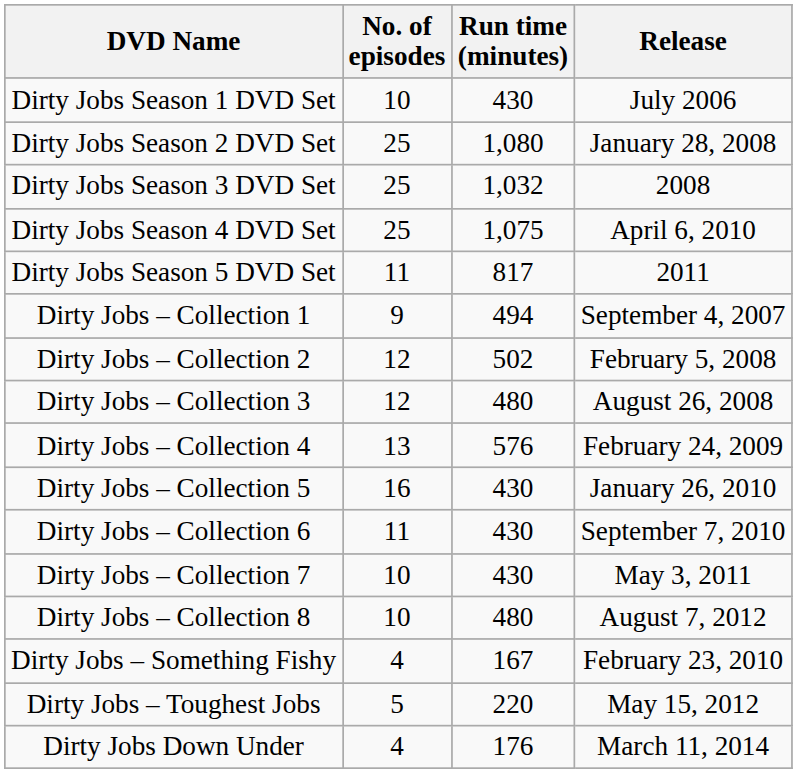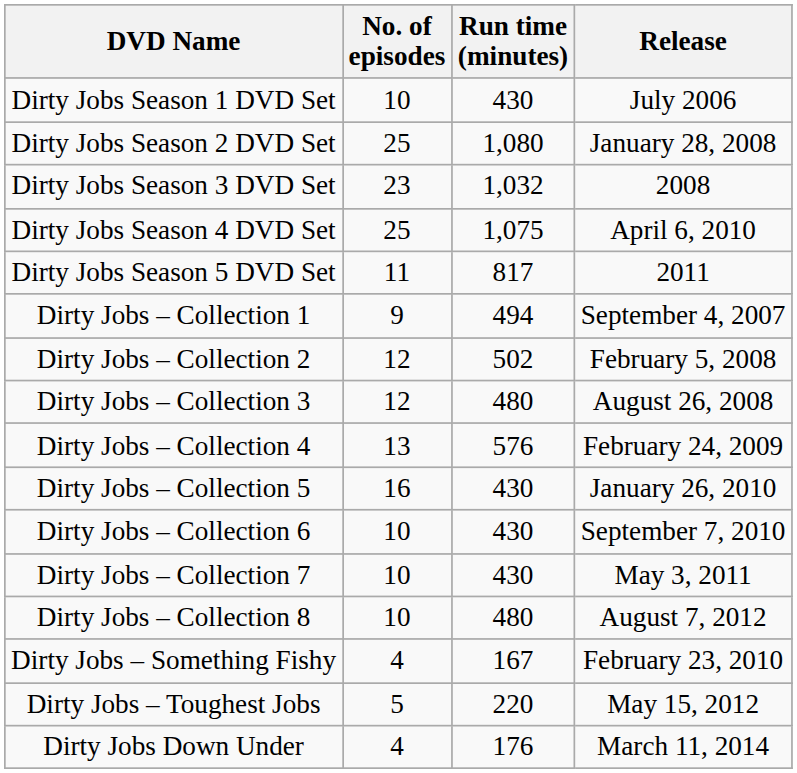(397, 186) 25 -> (397, 186) 23
(397, 531) 11 -> (397, 531) 10
